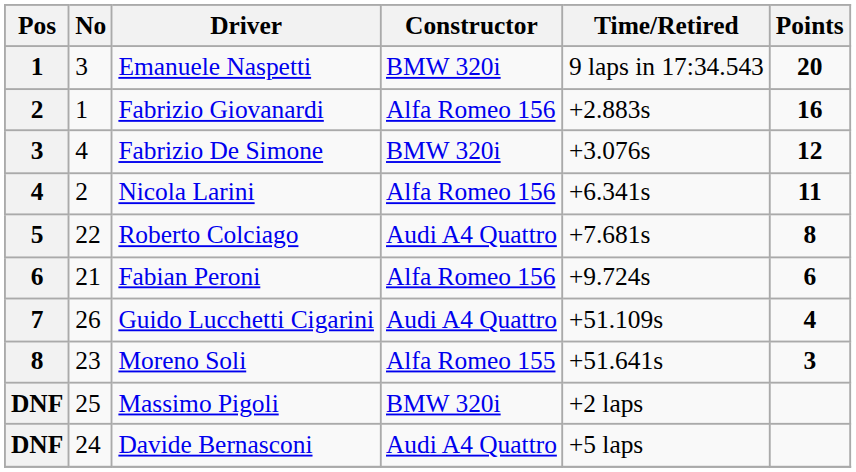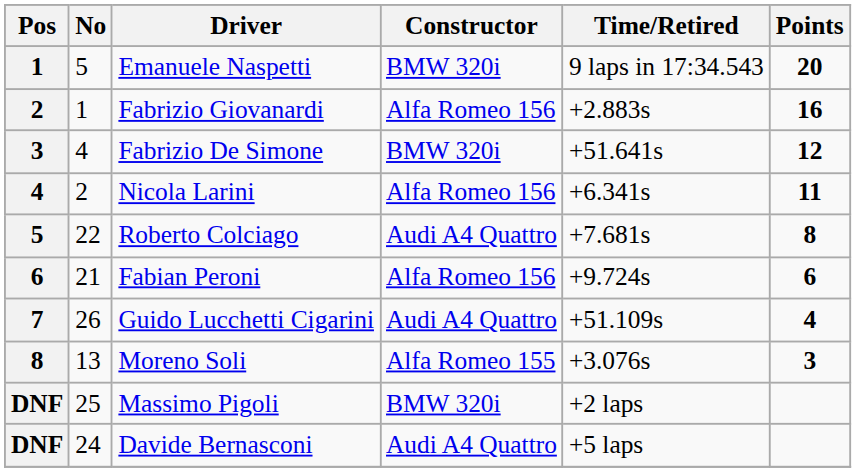(82, 67) 3 -> (82, 67) 5
(610, 150) +3.076s -> (616, 150) +51.641s
(88, 360) 23 -> (88, 360) 13
(616, 360) +51.641s -> (610, 360) +3.076s
